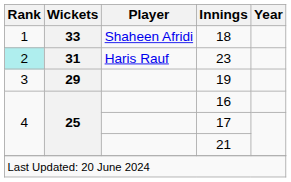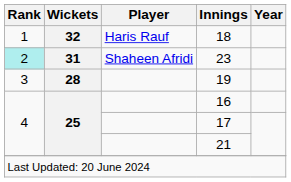(73, 36) 33 -> (73, 36) 32
(149, 36) Shaheen Afridi -> (137, 36) Haris Rauf
(137, 58) Haris Rauf -> (149, 58) Shaheen Afridi
(73, 79) 29 -> (73, 79) 28
